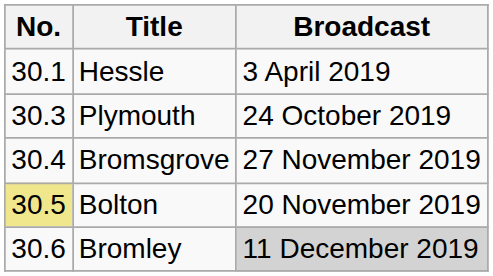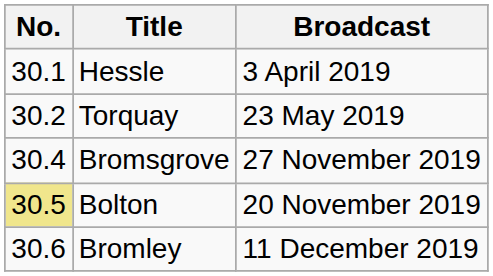+ row: (129, 115)
- row: (137, 115)
(361, 248) lightgrey background -> (361, 248) no background
